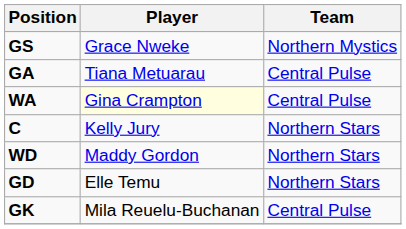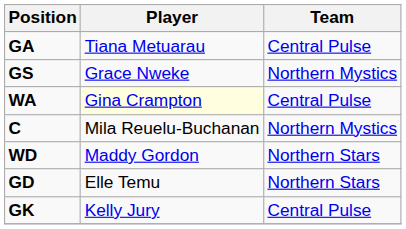rows swapped: (21, 45) <-> (21, 73)
(122, 127) Kelly Jury -> (172, 127) Mila Reuelu-Buchanan
(324, 127) Northern Stars -> (332, 127) Northern Mystics
(172, 210) Mila Reuelu-Buchanan -> (122, 210) Kelly Jury
